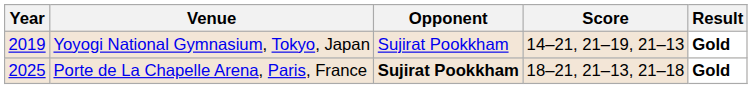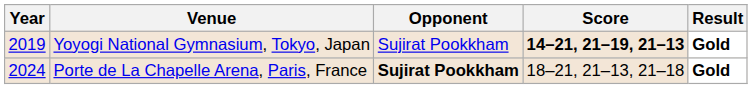(606, 45) normal -> (606, 45) bold
(27, 71) 2025 -> (27, 71) 2024
